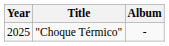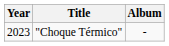(19, 31) 2025 -> (19, 31) 2023
